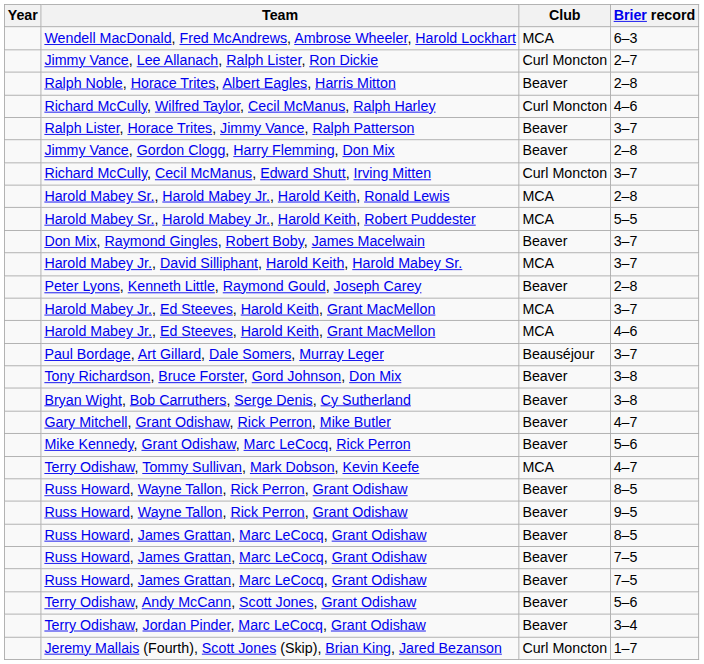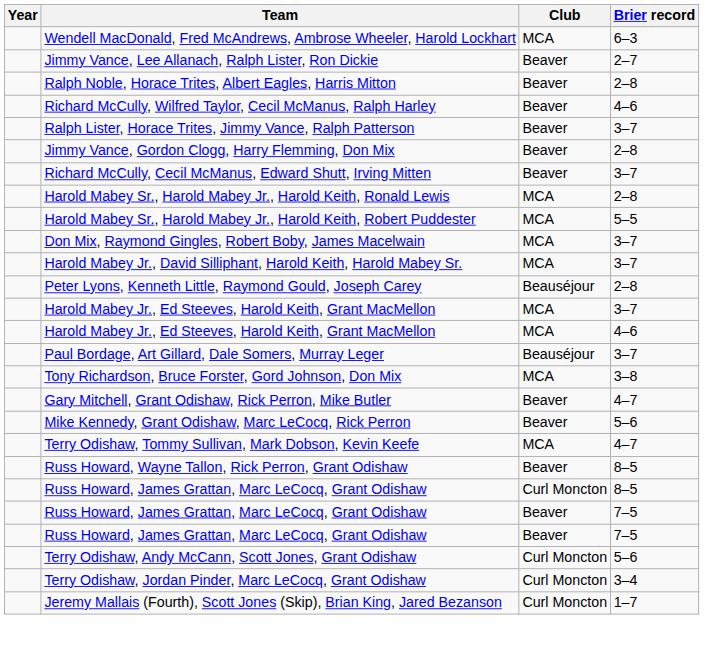(565, 60) Curl Moncton -> (545, 60) Beaver
(565, 106) Curl Moncton -> (545, 106) Beaver
(565, 173) Curl Moncton -> (545, 173) Beaver
(545, 241) Beaver -> (538, 241) MCA
(545, 286) Beaver -> (558, 286) Beauséjour
(545, 377) Beaver -> (538, 377) MCA
- row: (228, 399)
- row: (226, 512)
(545, 535) Beaver -> (565, 490) Curl Moncton
(545, 602) Beaver -> (565, 557) Curl Moncton
(545, 625) Beaver -> (565, 580) Curl Moncton
